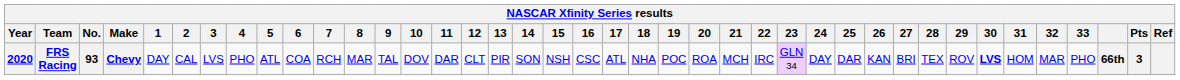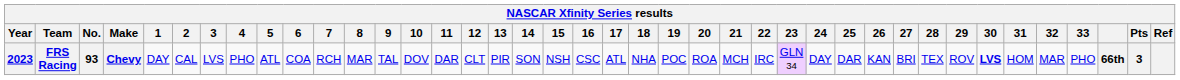(20, 59) 2020 -> (20, 59) 2023
